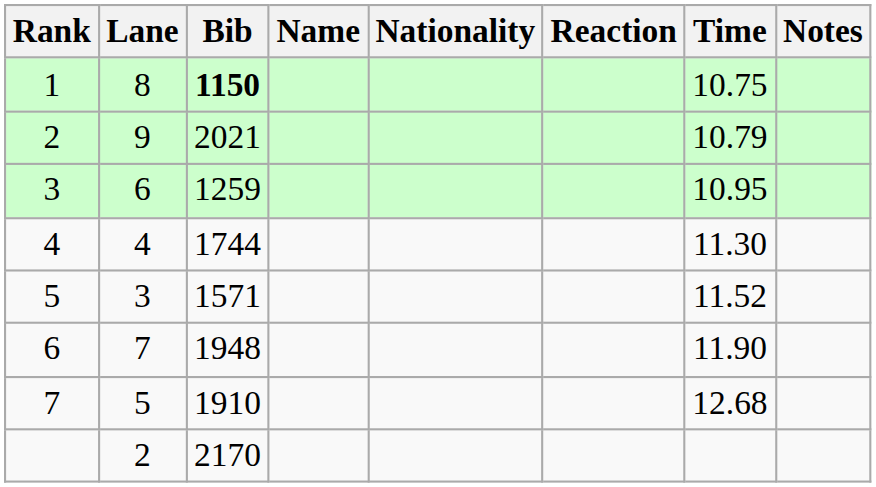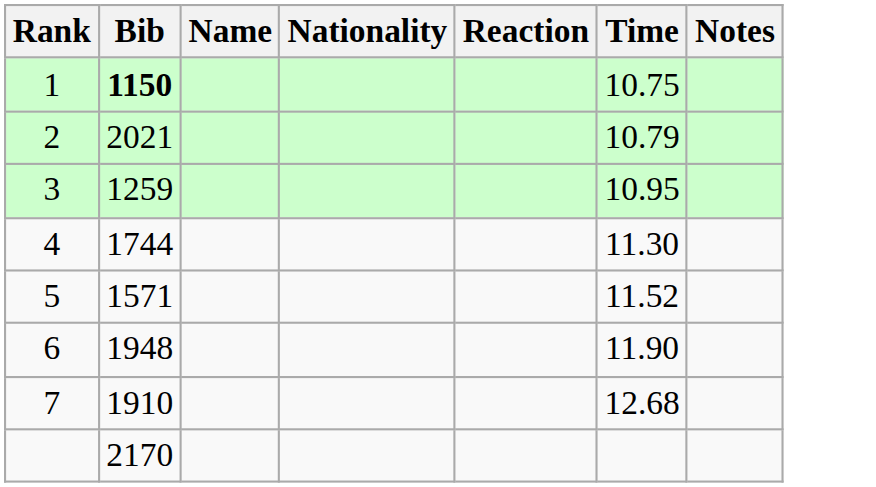- column: (142, 31)
